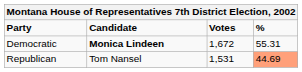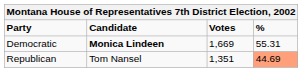(222, 43) 1,672 -> (222, 43) 1,669
(222, 59) 1,531 -> (222, 59) 1,351
